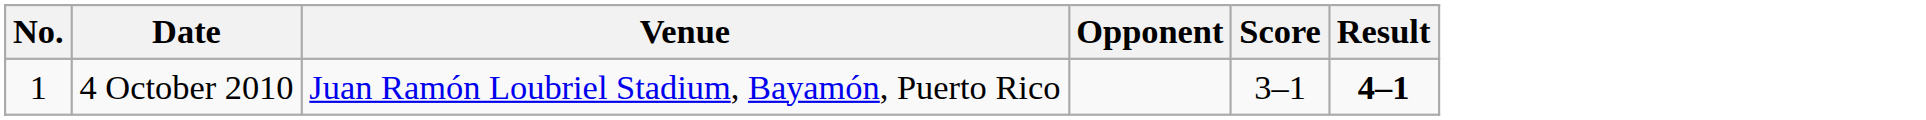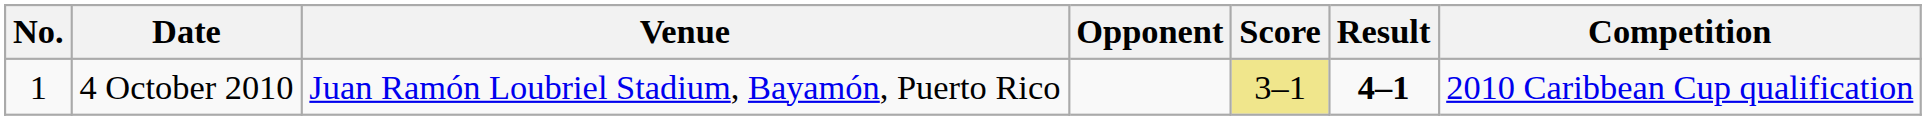+ column: (1680, 31)
(1280, 86) no background -> (1280, 86) khaki background
